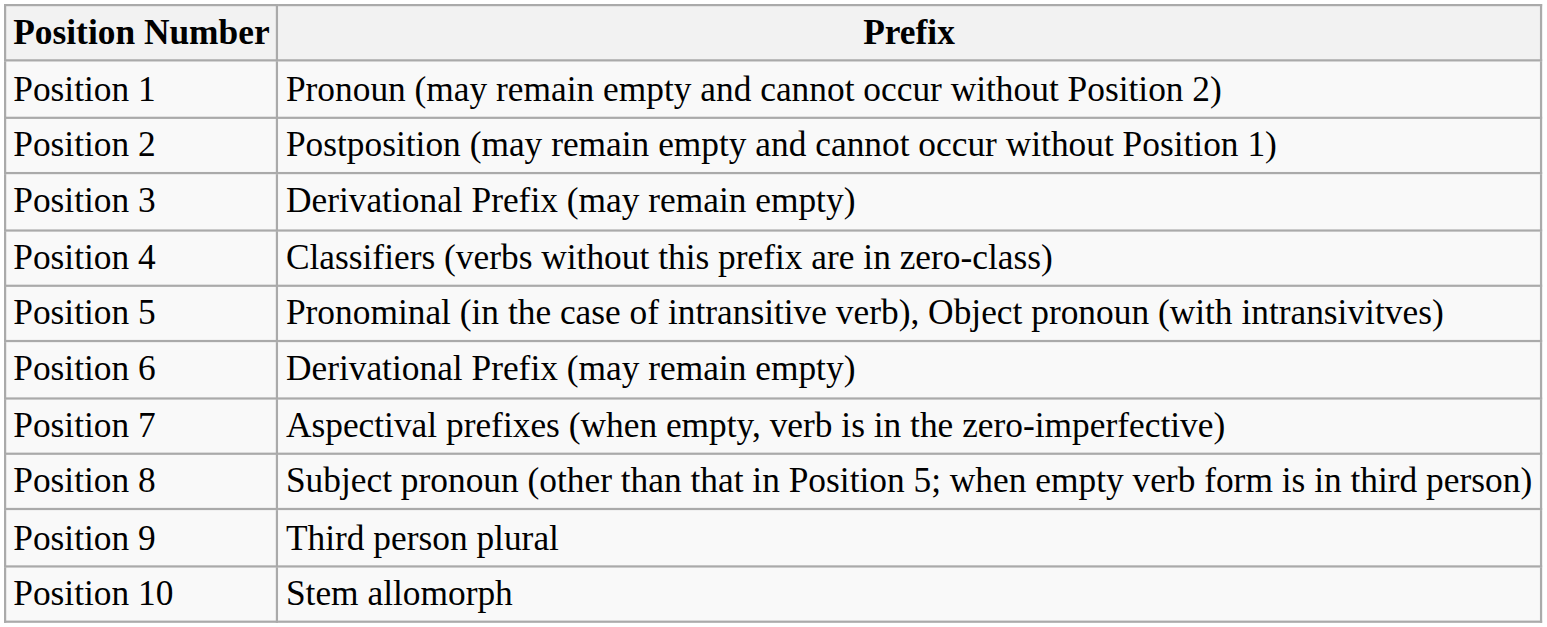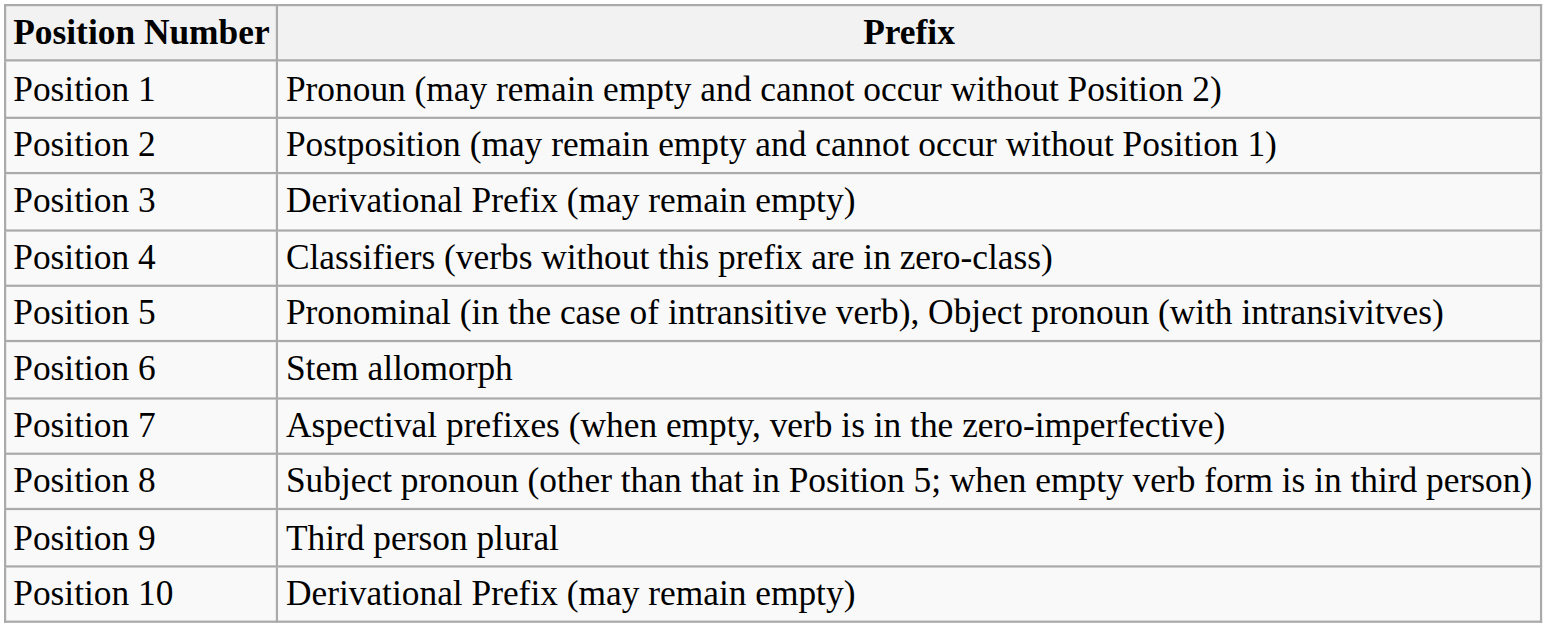(571, 369) Derivational Prefix (may remain empty) -> (399, 369) Stem allomorph
(399, 593) Stem allomorph -> (571, 593) Derivational Prefix (may remain empty)
